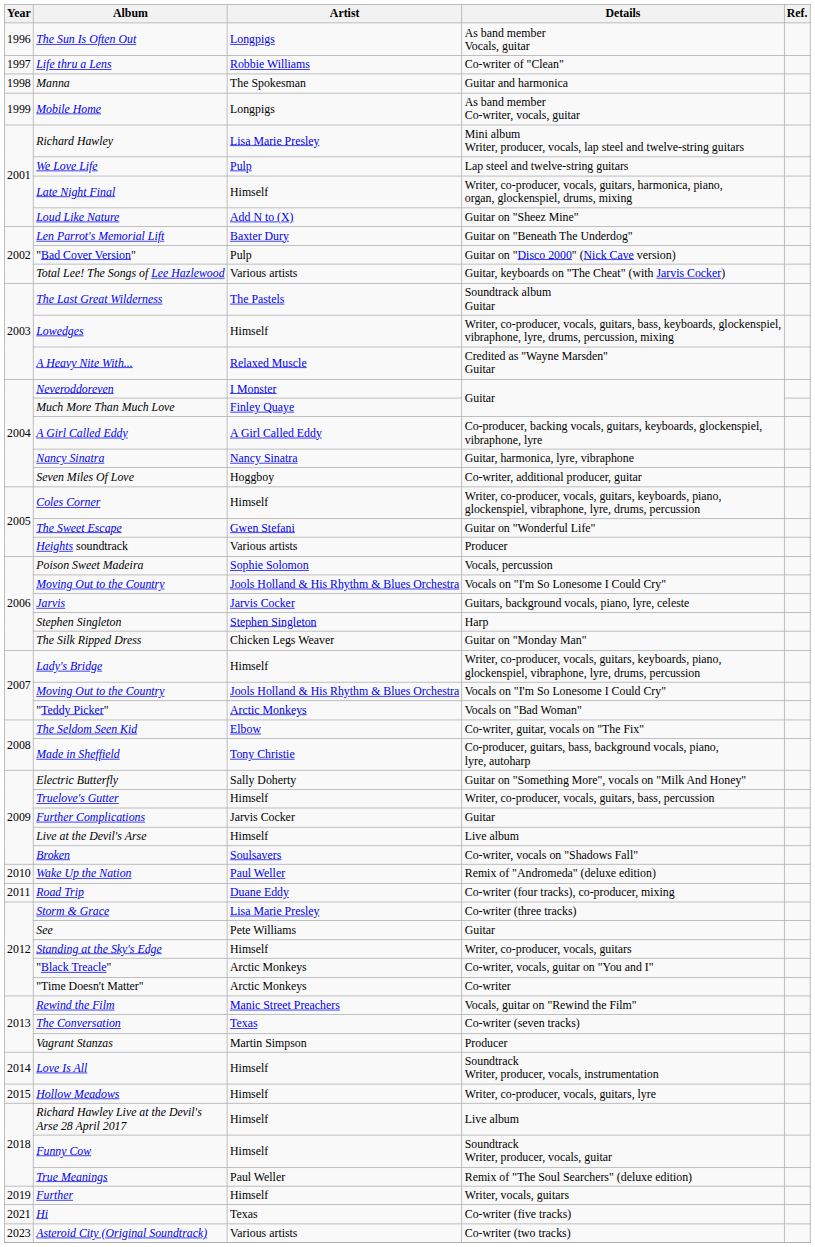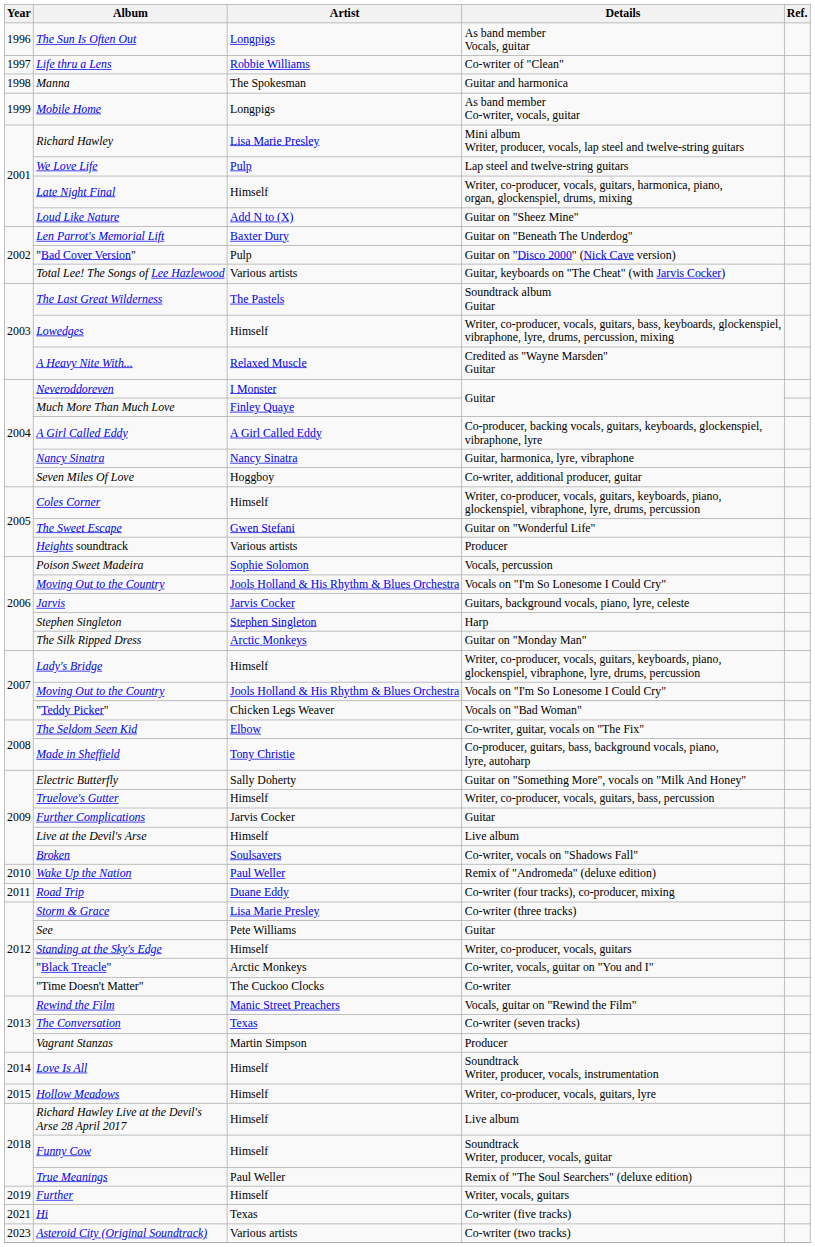(282, 640) Chicken Legs Weaver -> (268, 640) Arctic Monkeys
(268, 710) Arctic Monkeys -> (282, 710) Chicken Legs Weaver
(268, 986) Arctic Monkeys -> (277, 986) The Cuckoo Clocks
